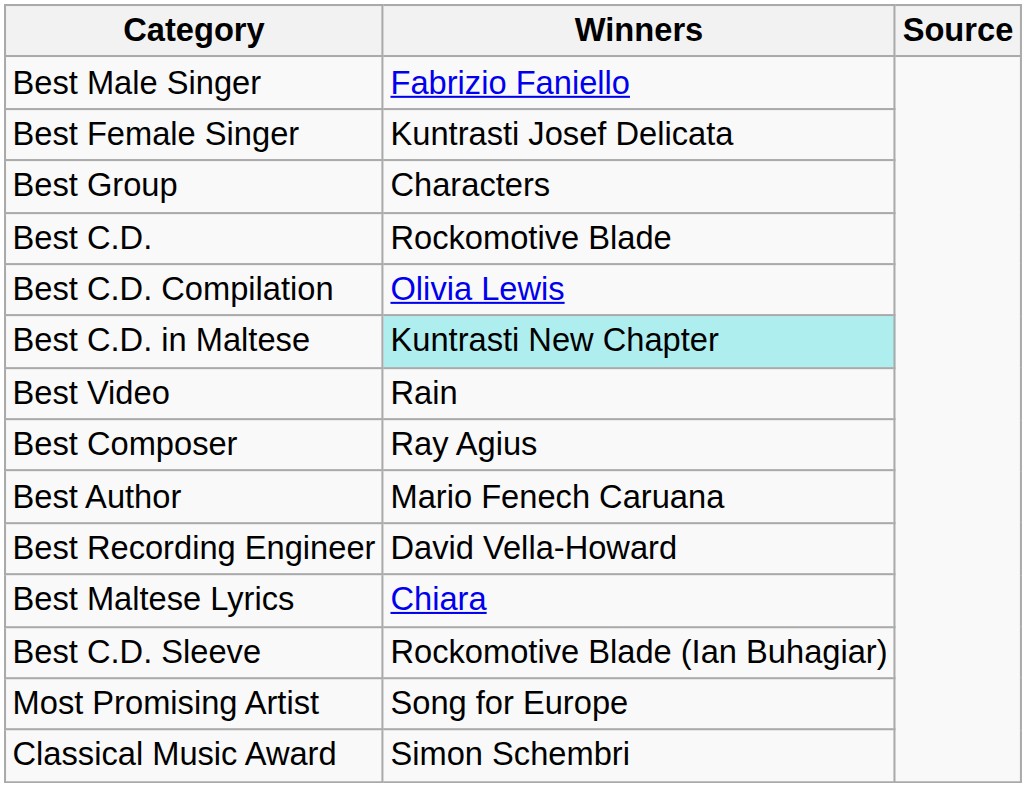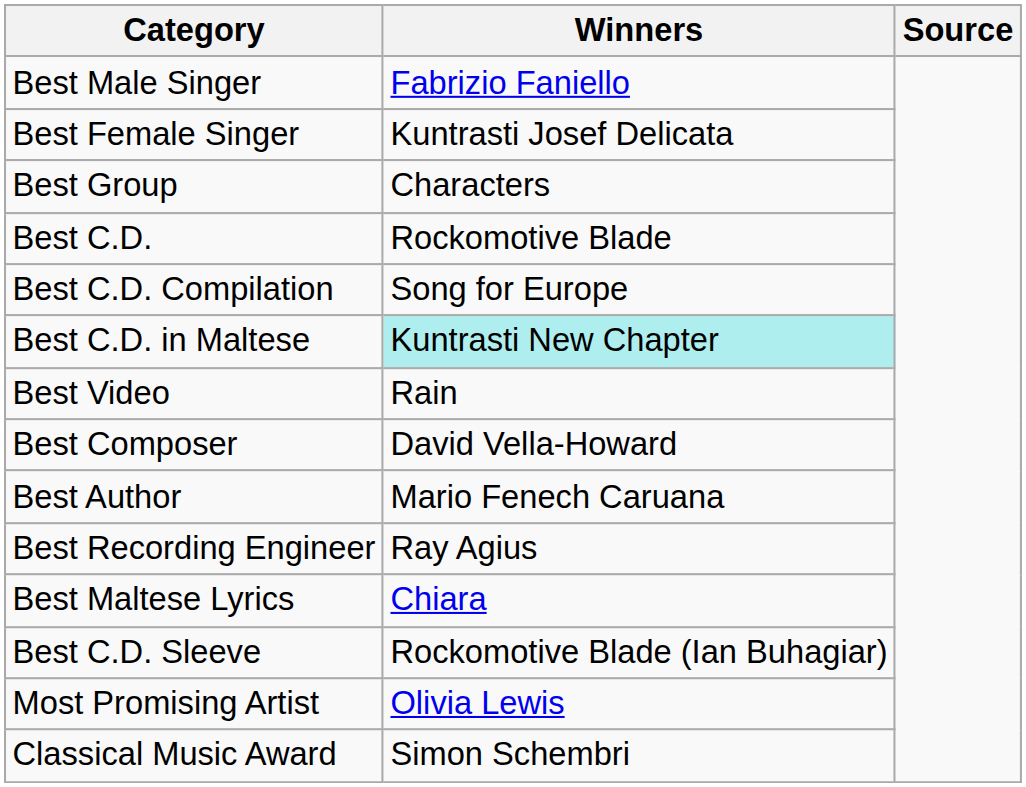(478, 289) Olivia Lewis -> (509, 289) Song for Europe
(464, 444) Ray Agius -> (534, 444) David Vella-Howard
(534, 548) David Vella-Howard -> (464, 548) Ray Agius
(509, 703) Song for Europe -> (478, 703) Olivia Lewis
